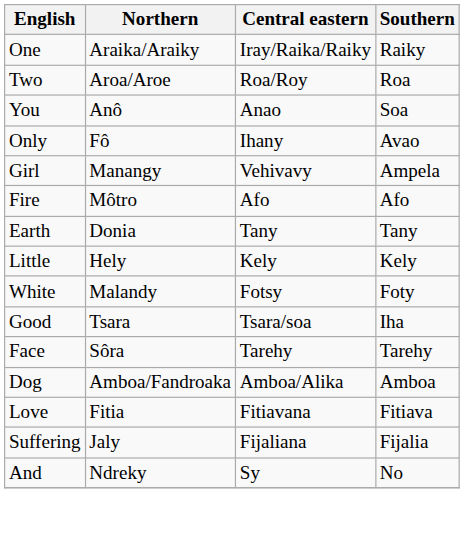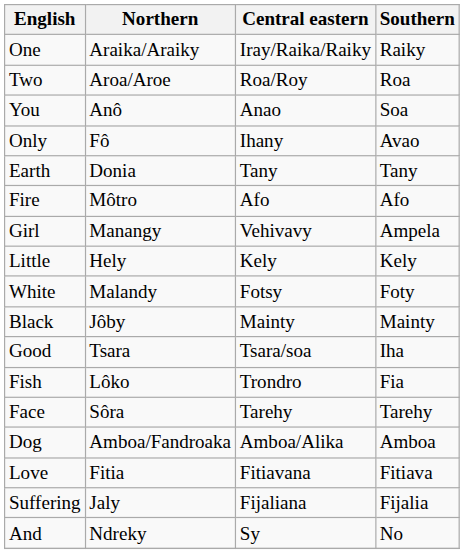rows swapped: (24, 170) <-> (30, 230)
+ row: (31, 321)
+ row: (25, 381)
